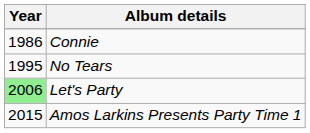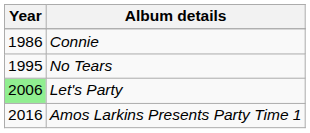(25, 115) 2015 -> (25, 115) 2016
